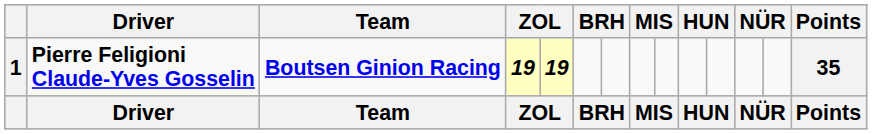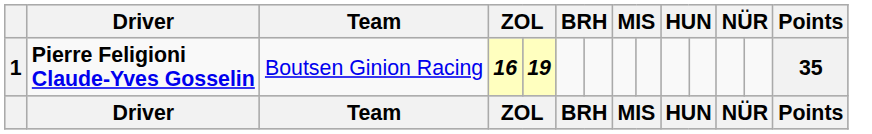(383, 67) bold -> (374, 67) normal
(523, 67) 19 -> (505, 67) 16
